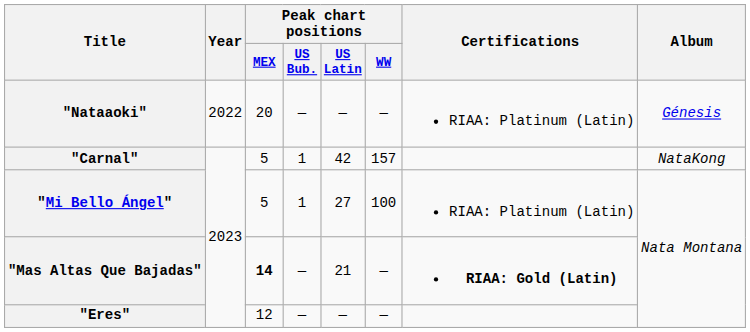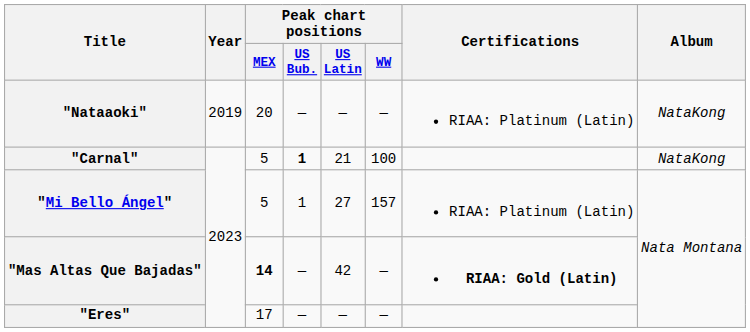(225, 114) 2022 -> (225, 114) 2019
(692, 114) Génesis -> (692, 114) NataKong
(302, 159) normal -> (302, 159) bold
(343, 159) 42 -> (343, 159) 21
(384, 159) 157 -> (384, 159) 100
(384, 204) 100 -> (384, 204) 157
(343, 271) 21 -> (343, 271) 42
(264, 316) 12 -> (264, 316) 17
